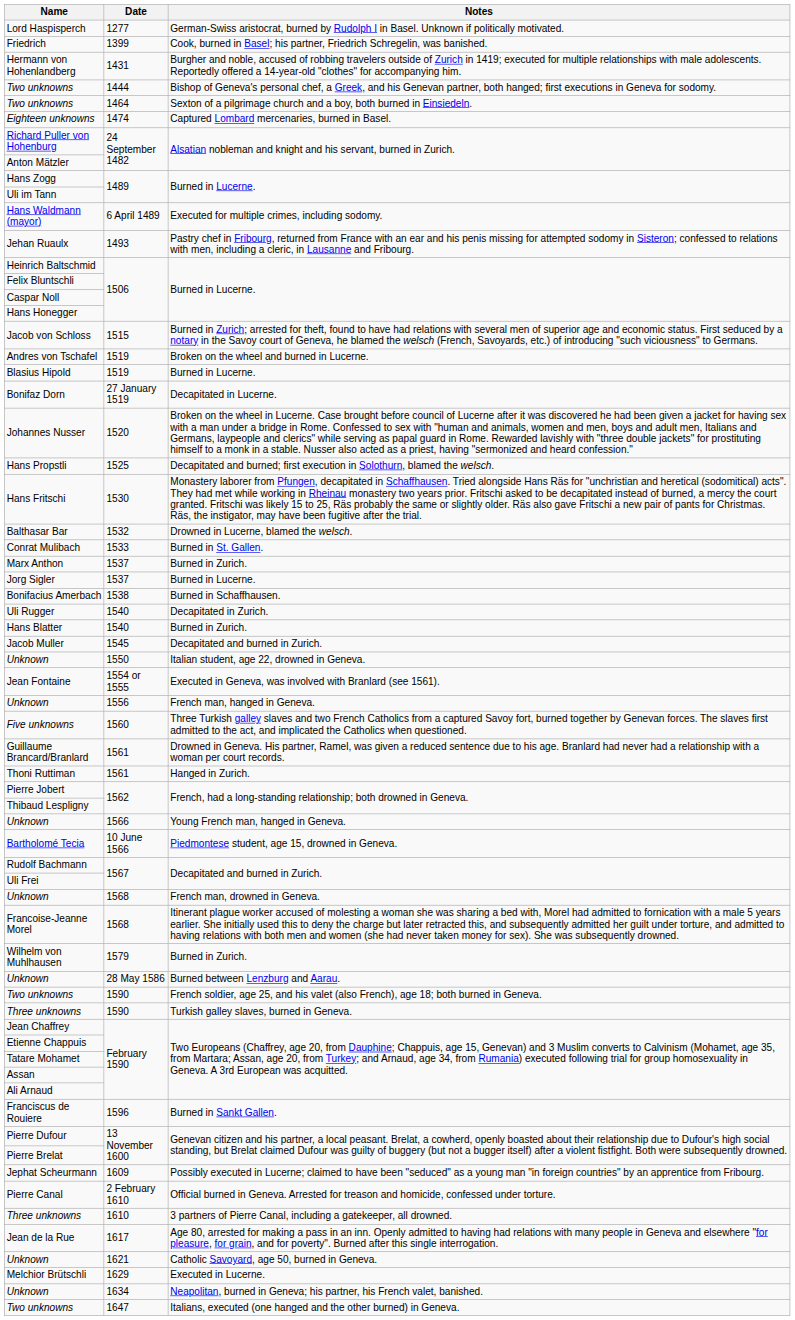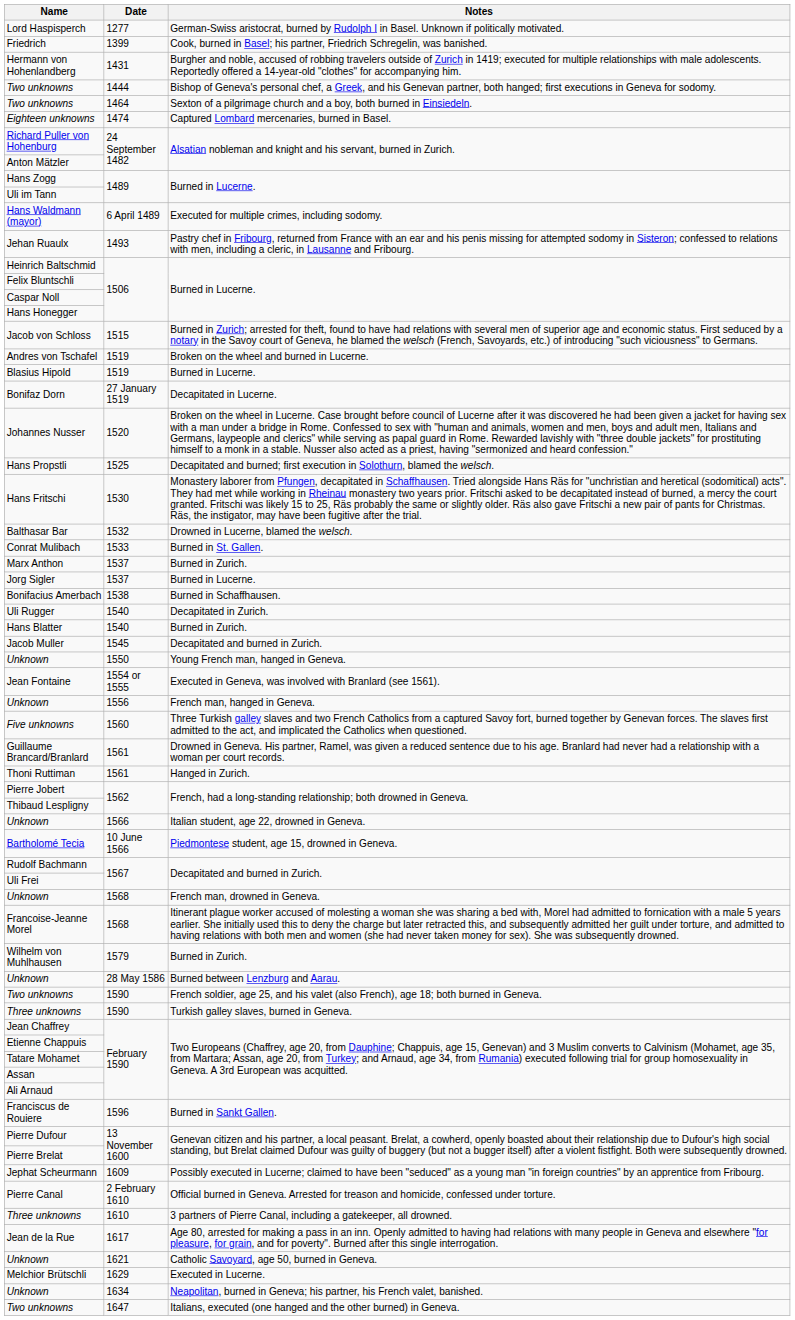(268, 660) Italian student, age 22, drowned in Geneva. -> (258, 660) Young French man, hanged in Geneva.
(258, 822) Young French man, hanged in Geneva. -> (268, 822) Italian student, age 22, drowned in Geneva.
